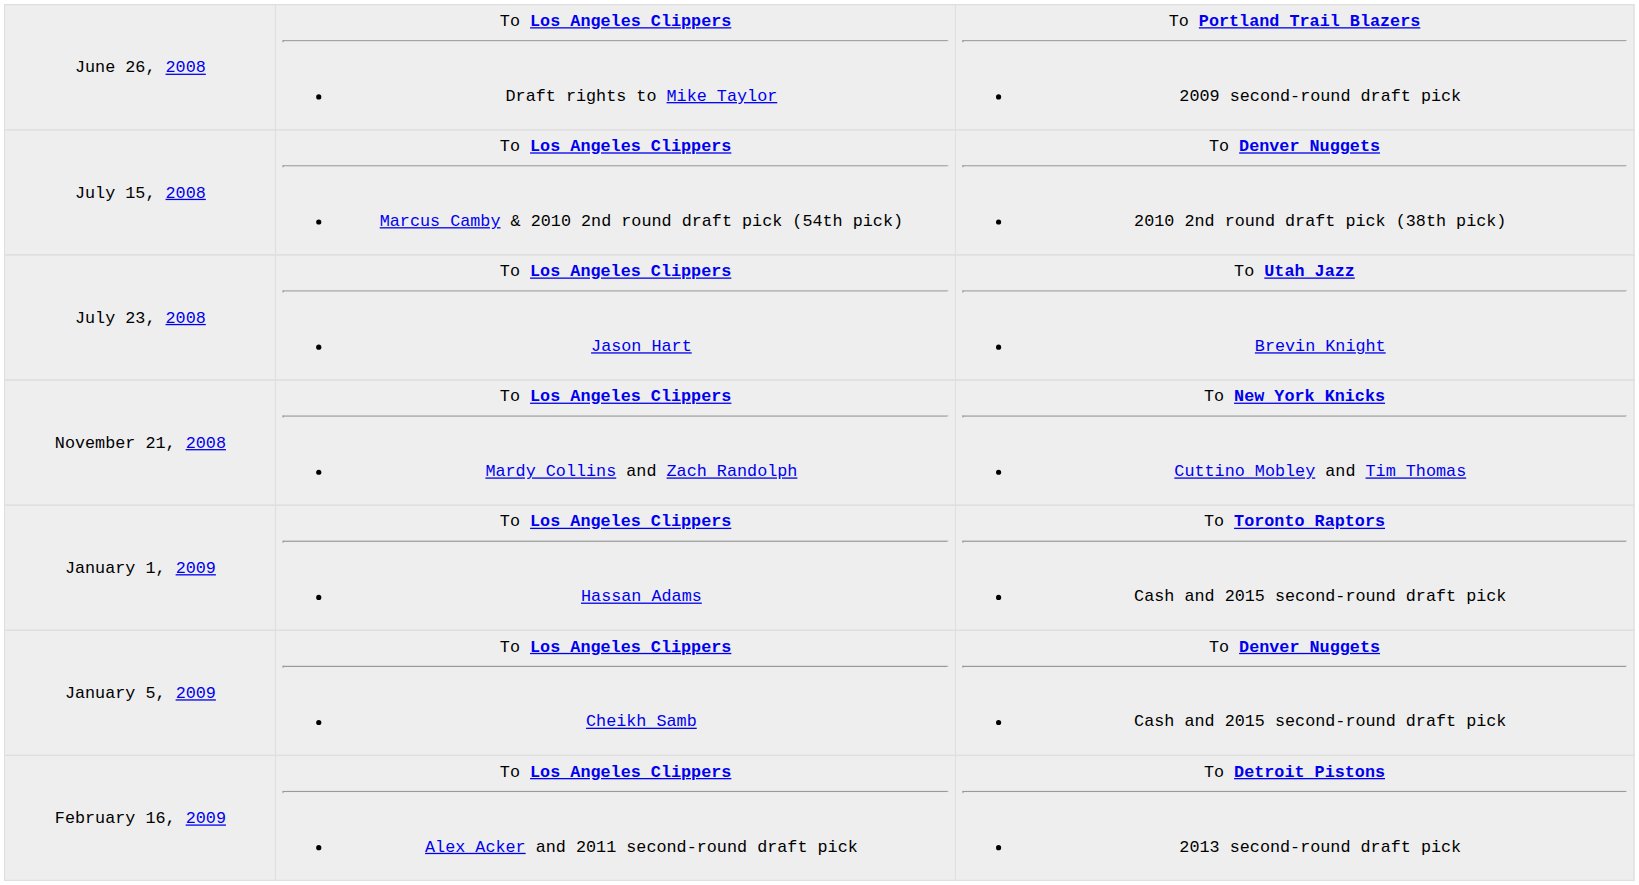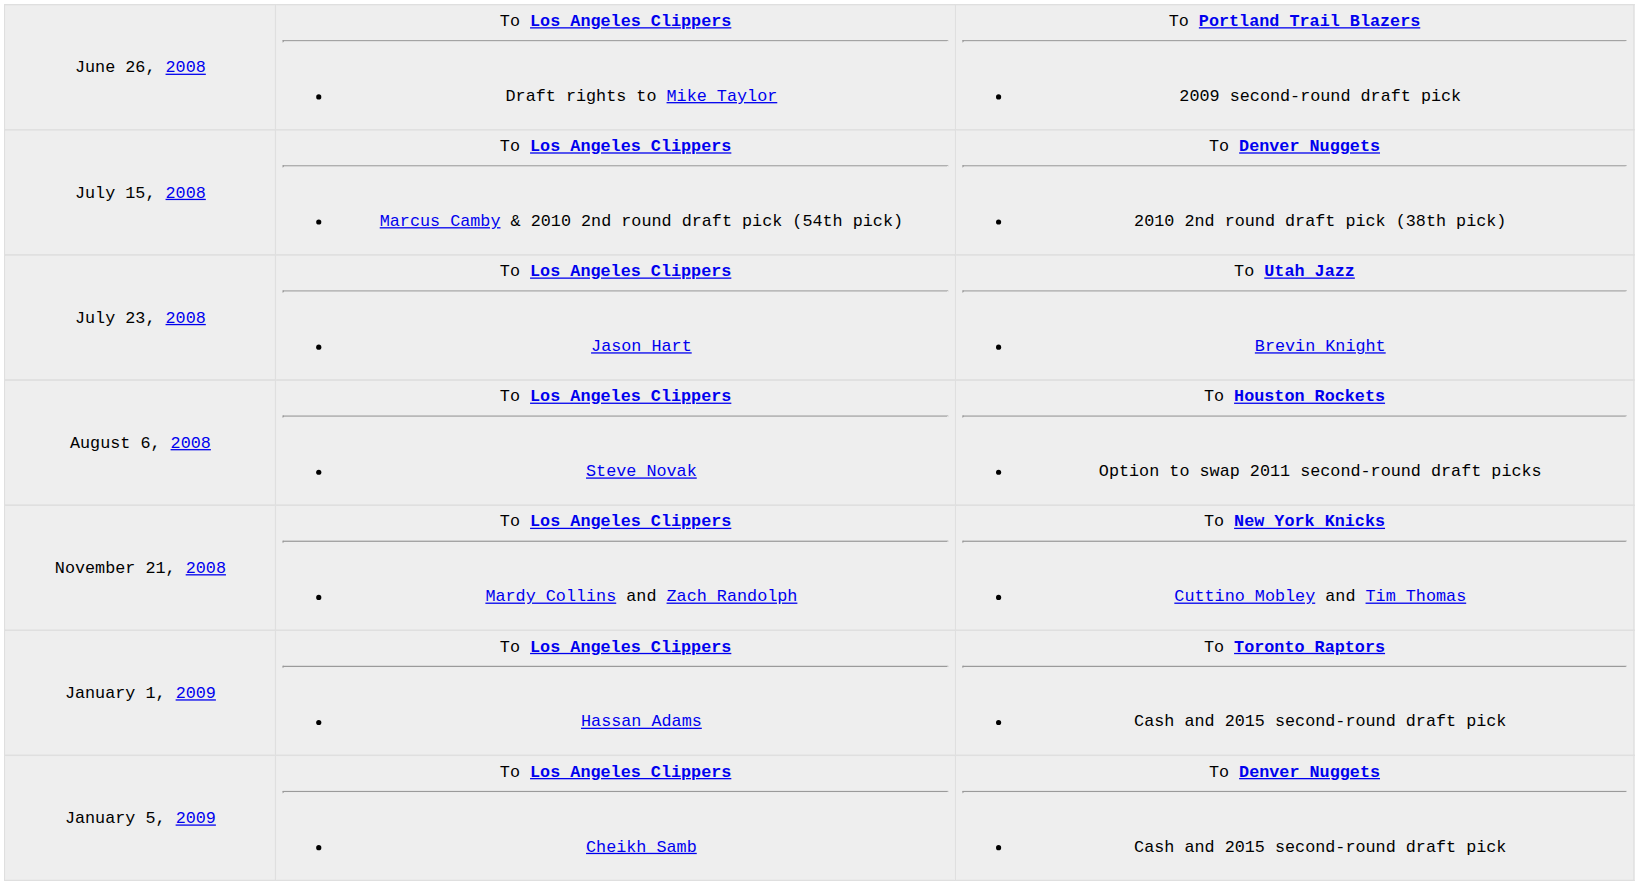+ row: (140, 443)
- row: (140, 818)
